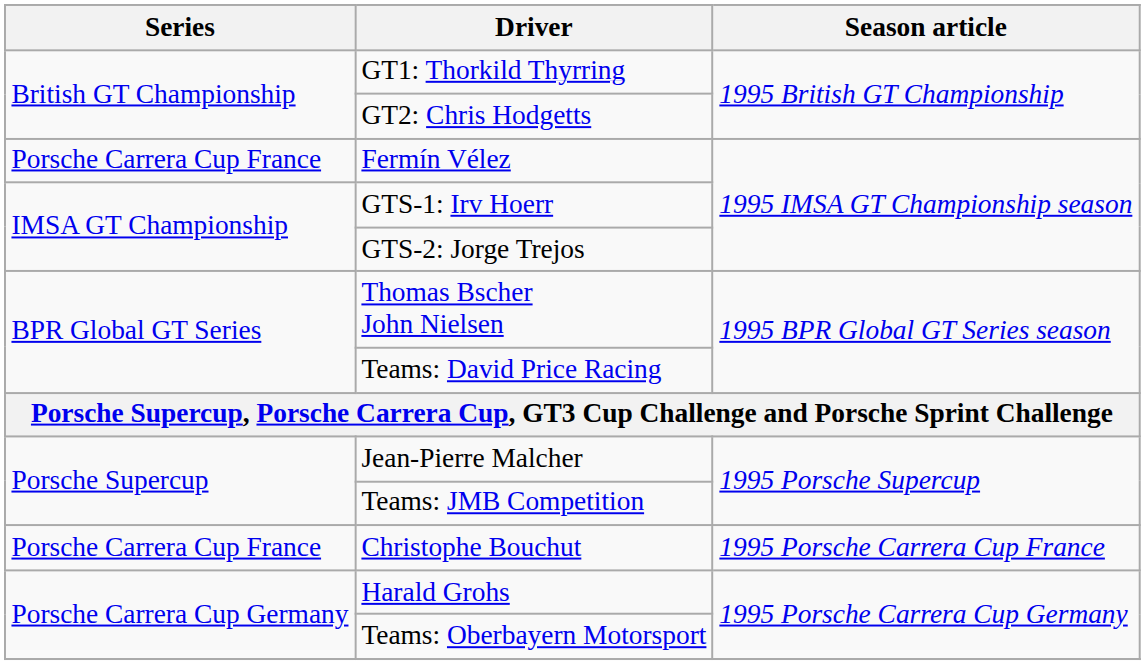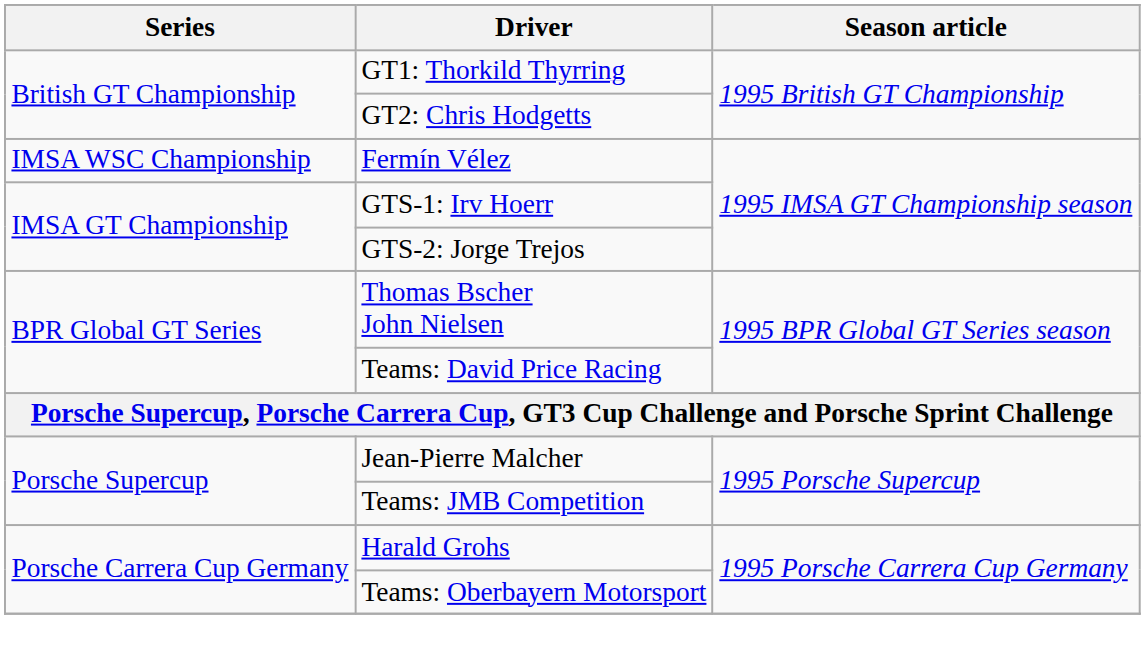(166, 159) Porsche Carrera Cup France -> (161, 159) IMSA WSC Championship
- row: (471, 547)
